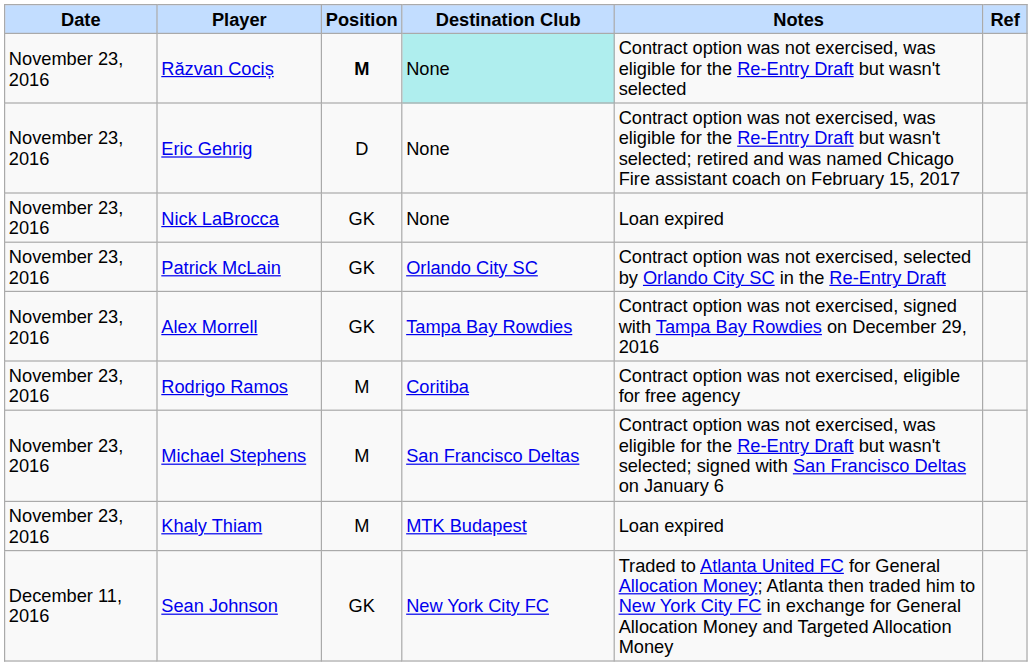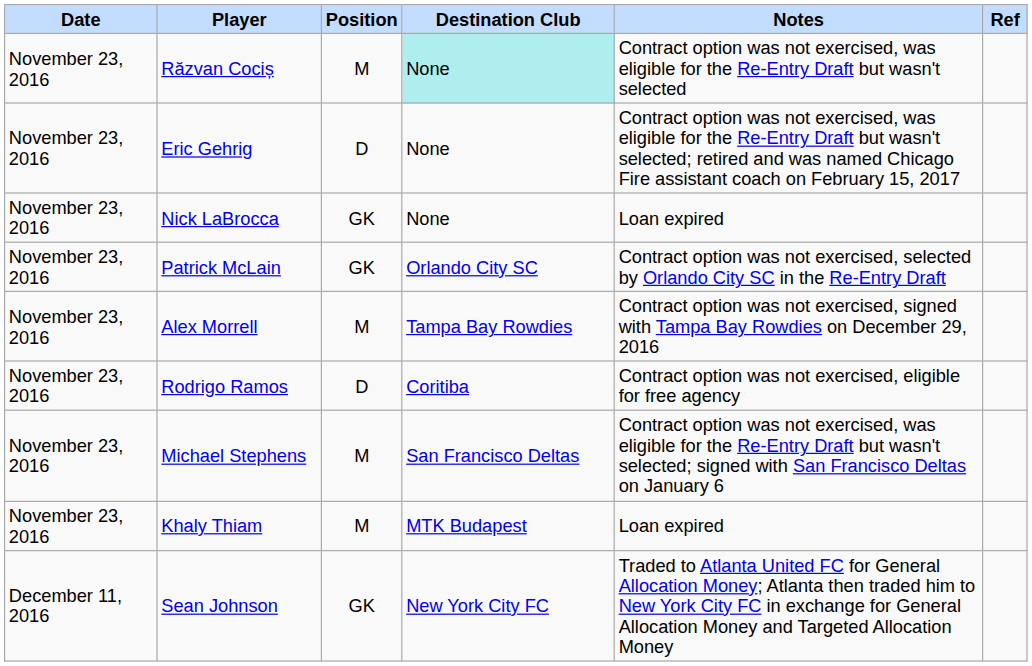(362, 69) bold -> (362, 69) normal
(362, 327) GK -> (362, 327) M
(362, 386) M -> (362, 386) D
